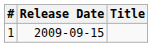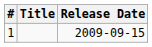columns swapped: (128, 14) <-> (62, 14)
